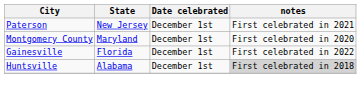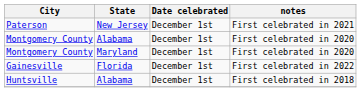+ row: (50, 39)
(293, 66) lightgrey background -> (293, 80) no background
